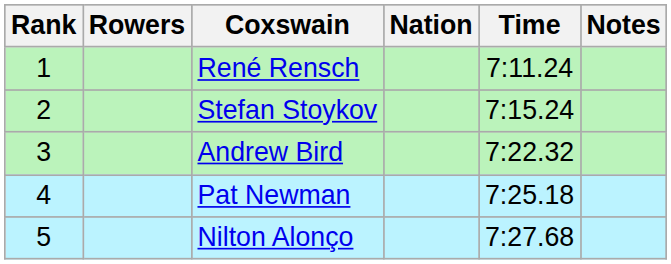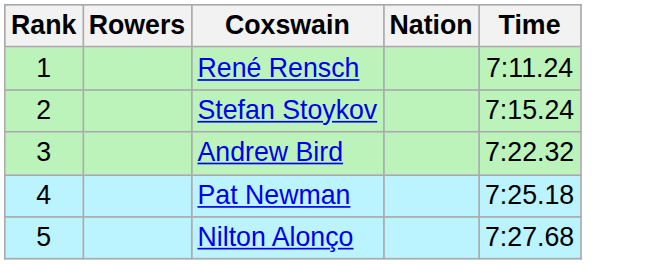- column: (624, 25)
